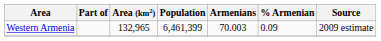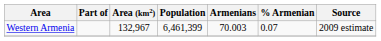(134, 28) 132,965 -> (134, 28) 132,967
(269, 28) 0.09 -> (269, 28) 0.07
